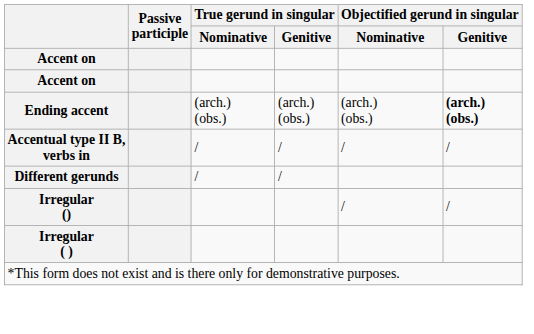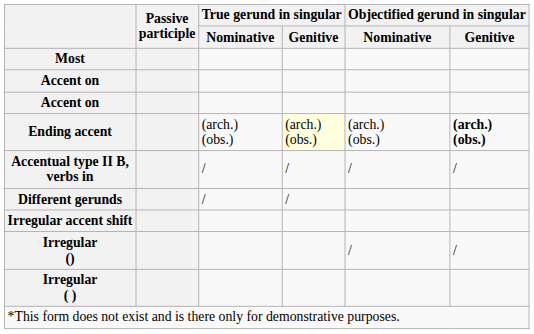+ row: (70, 59)
(296, 110) no background -> (303, 132) lightyellow background
+ row: (70, 220)
